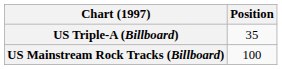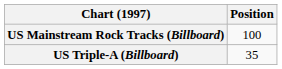rows swapped: (116, 54) <-> (116, 34)
